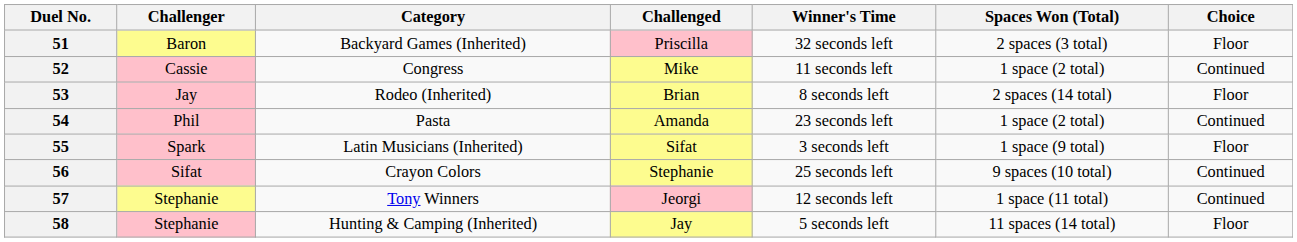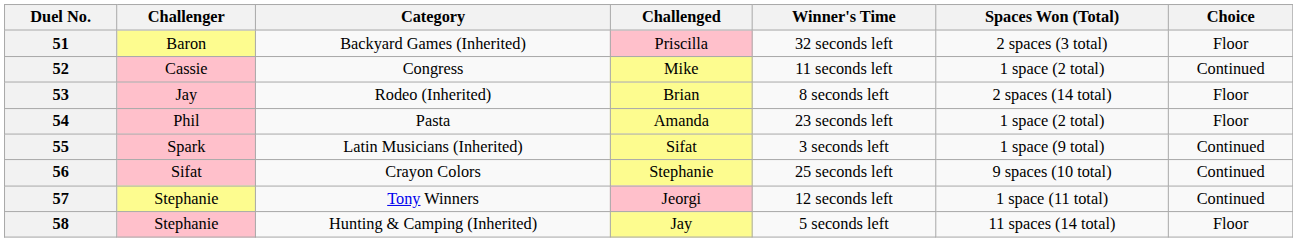(1231, 120) Continued -> (1231, 120) Floor
(1231, 146) Floor -> (1231, 146) Continued
